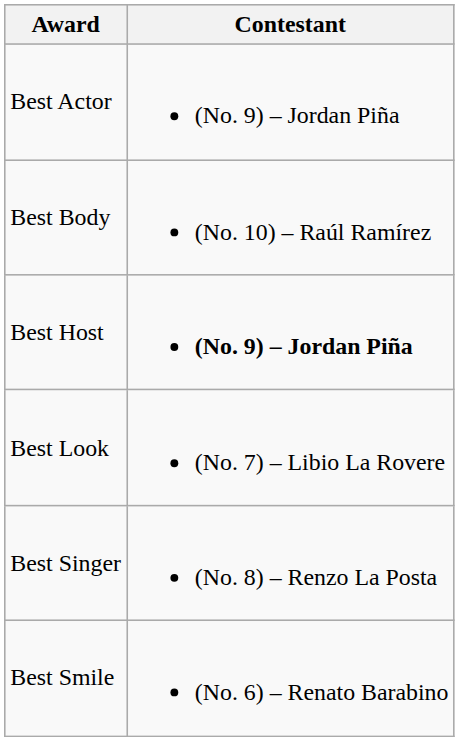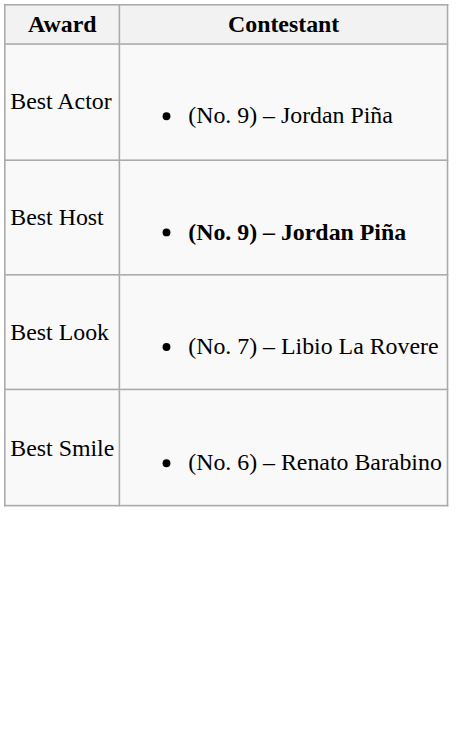- row: (60, 216)
- row: (66, 562)
